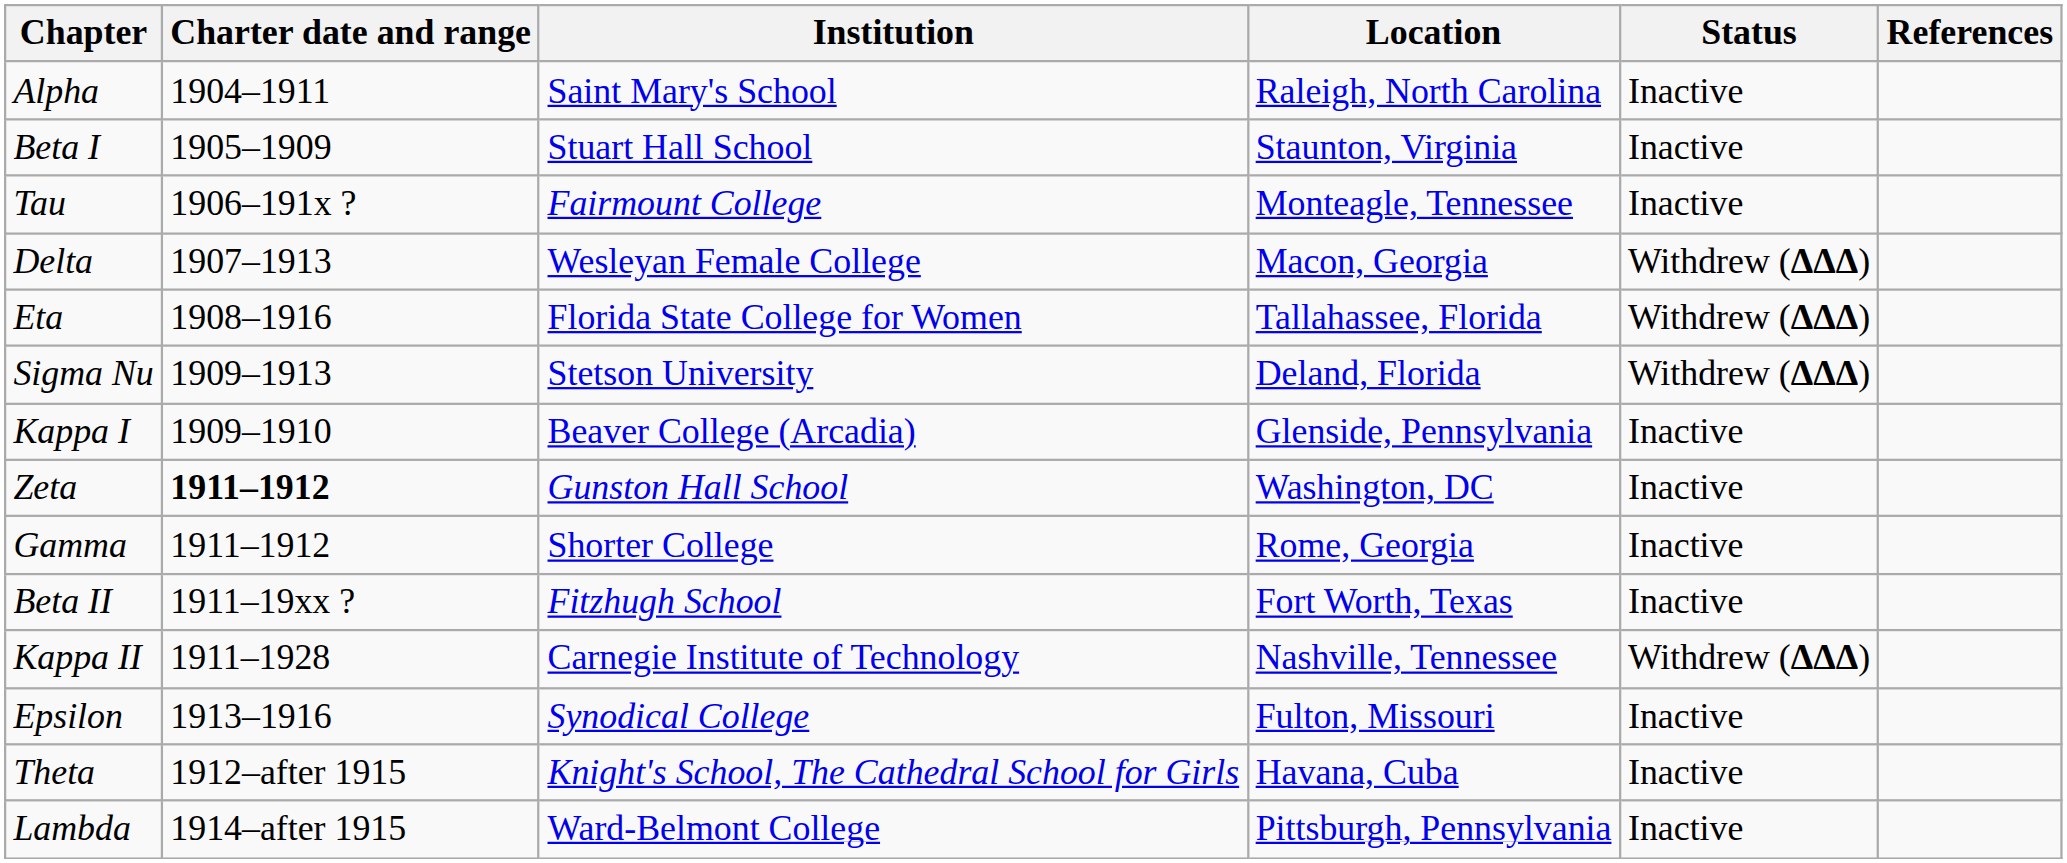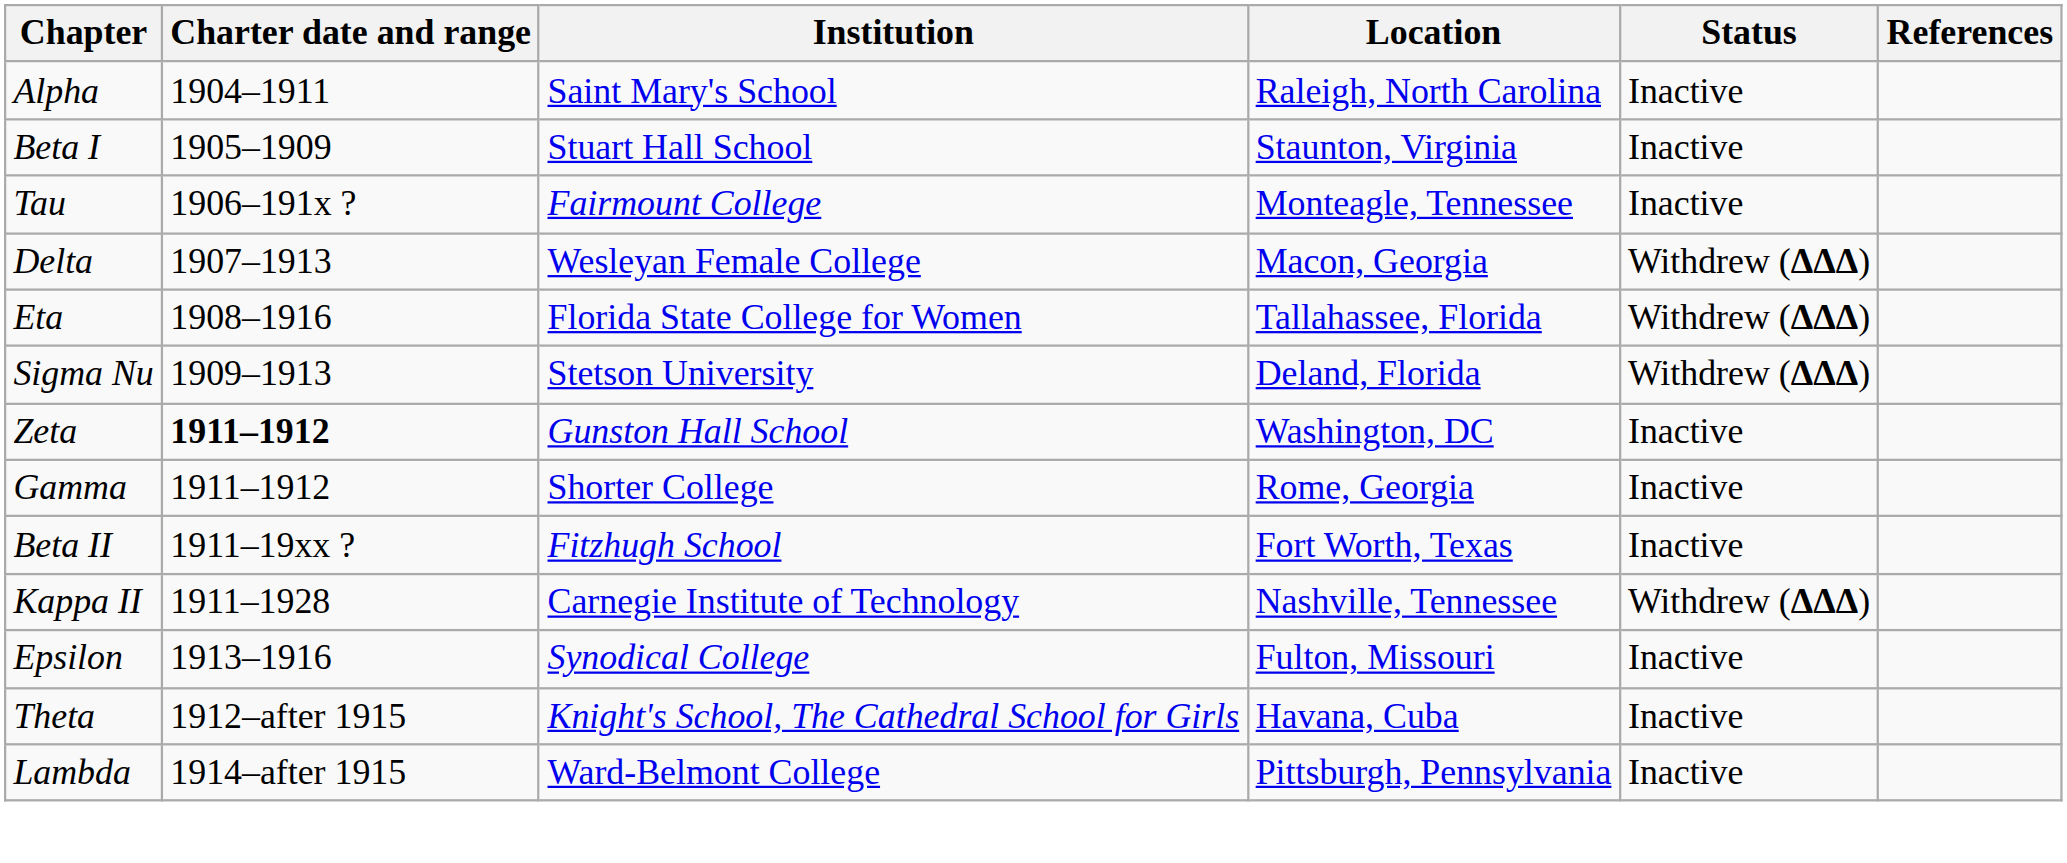- row: (72, 430)
